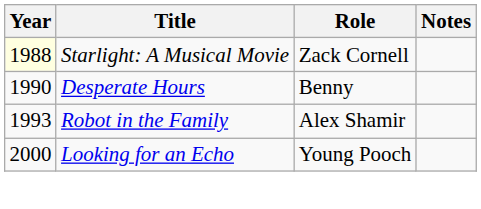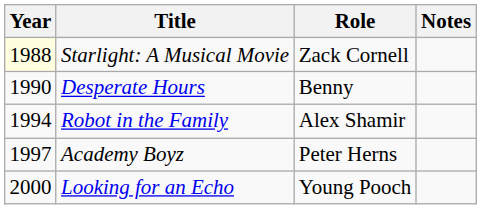(30, 120) 1993 -> (30, 120) 1994
+ row: (122, 154)
